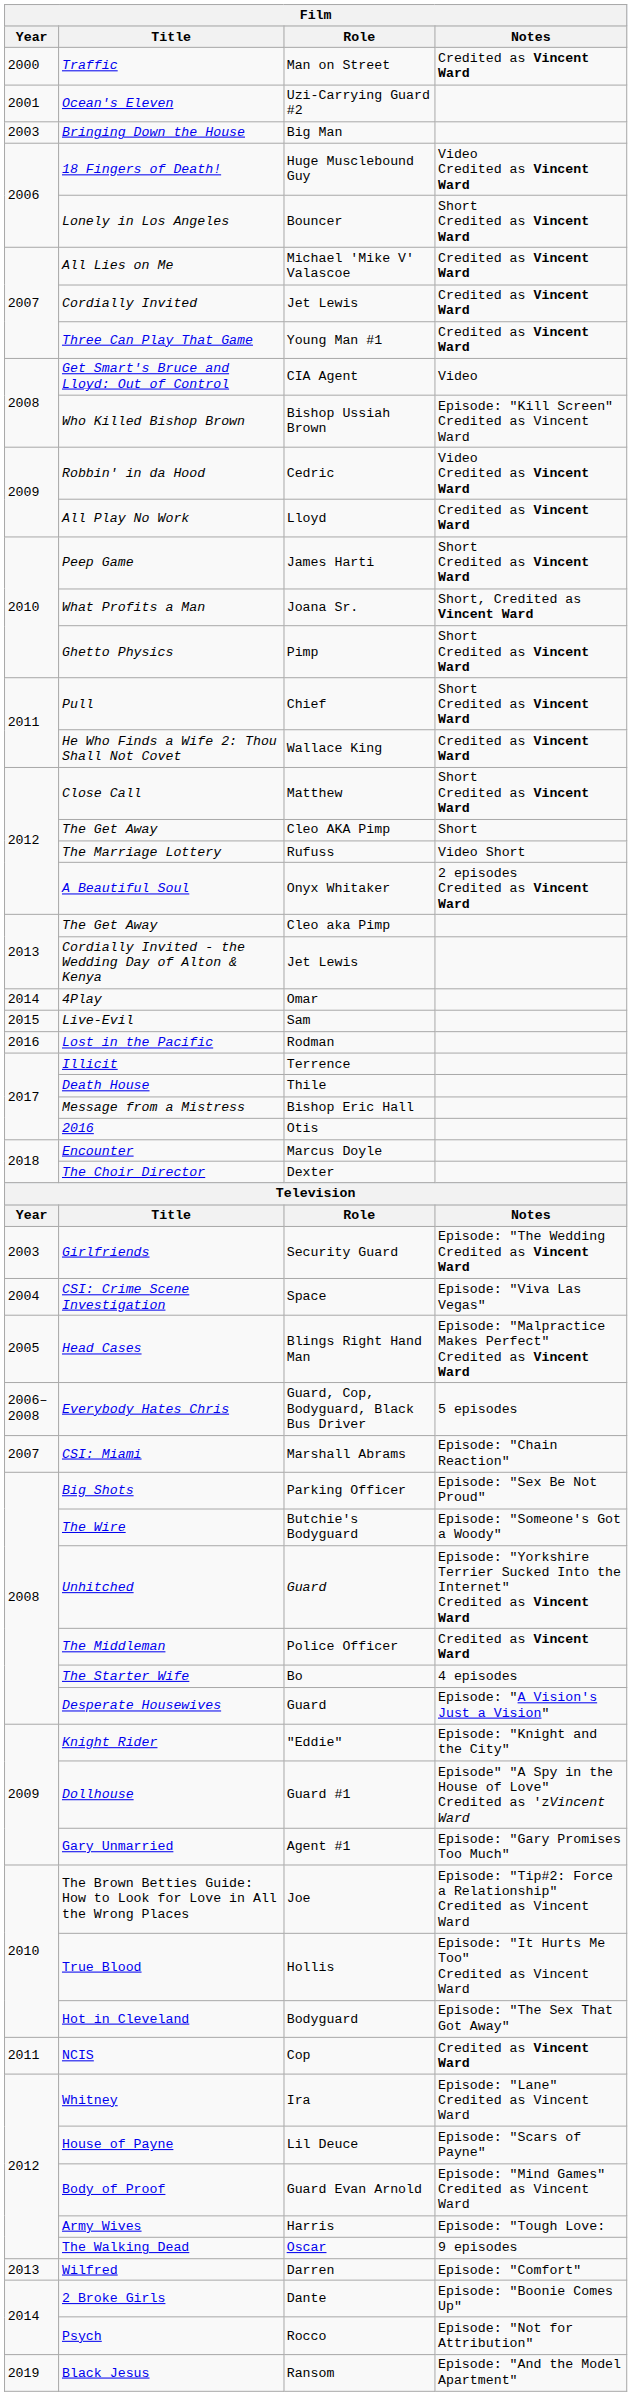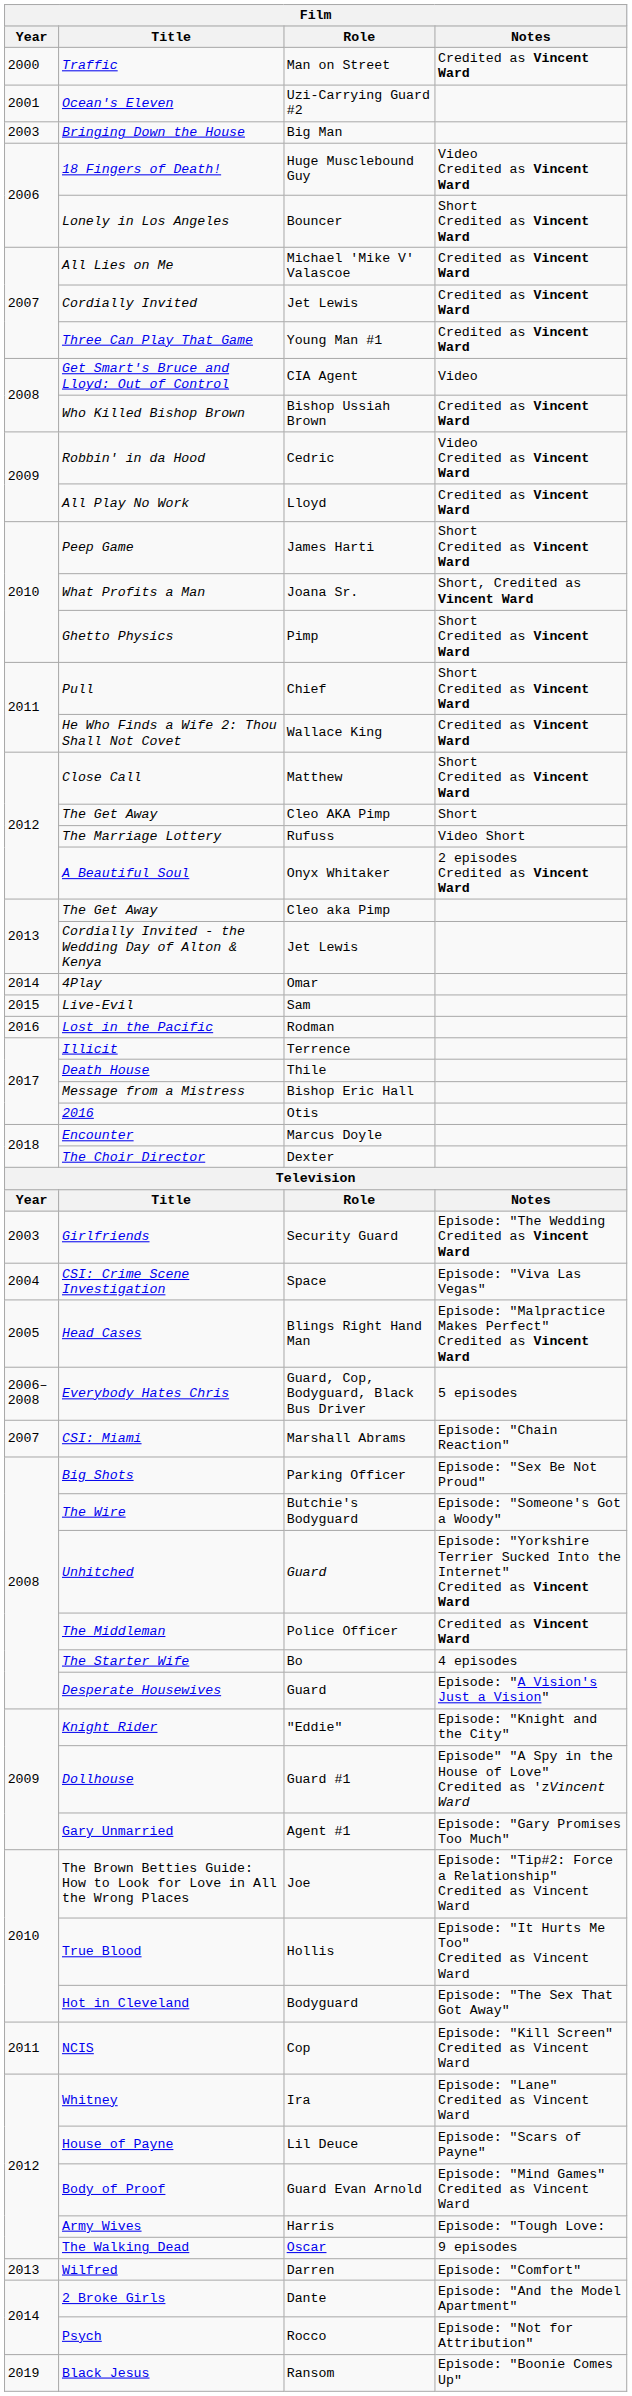(526, 421) Episode: "Kill Screen" Credited as Vincent Ward -> (514, 414) Credited as Vincent Ward
(514, 2056) Credited as Vincent Ward -> (526, 2048) Episode: "Kill Screen" Credited as Vincent Ward
(526, 2299) Episode: "Boonie Comes Up" -> (530, 2299) Episode: "And the Model Apartment"
(530, 2373) Episode: "And the Model Apartment" -> (526, 2373) Episode: "Boonie Comes Up"
